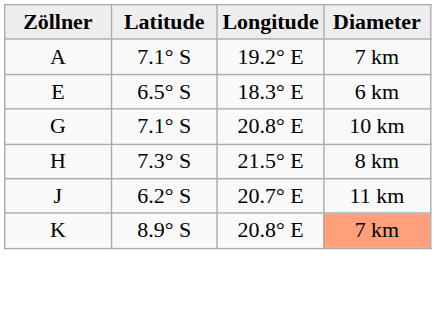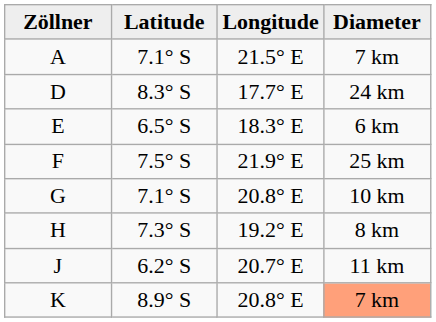(271, 56) 19.2° E -> (271, 56) 21.5° E
+ row: (58, 91)
+ row: (58, 160)
(271, 160) 21.5° E -> (271, 230) 19.2° E
